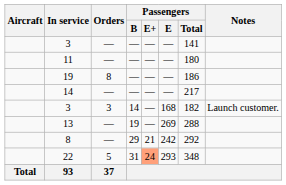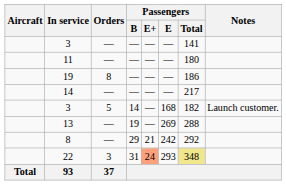(109, 108) 3 -> (109, 108) 5
(109, 156) 5 -> (109, 156) 3
(192, 156) no background -> (192, 156) khaki background
